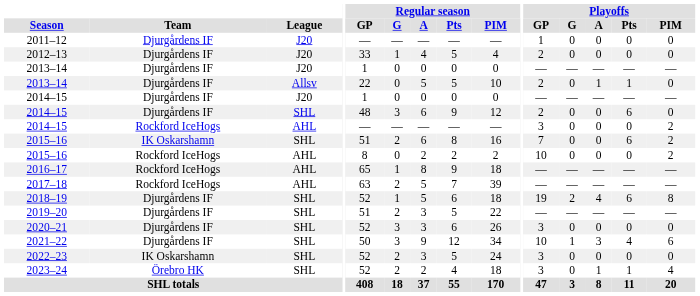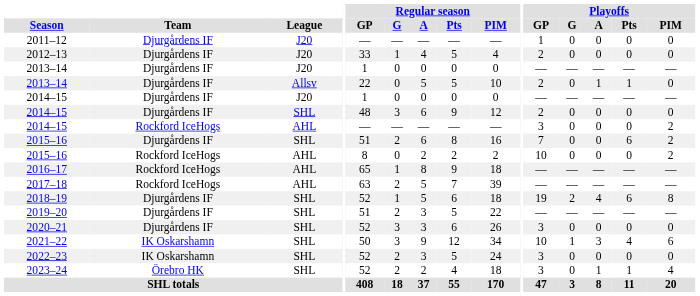(629, 112) 6 -> (629, 112) 0
(178, 140) IK Oskarshamn -> (178, 140) Djurgårdens IF
(178, 241) Djurgårdens IF -> (178, 241) IK Oskarshamn
